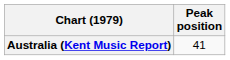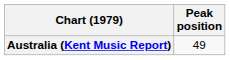(199, 45) 41 -> (199, 45) 49
